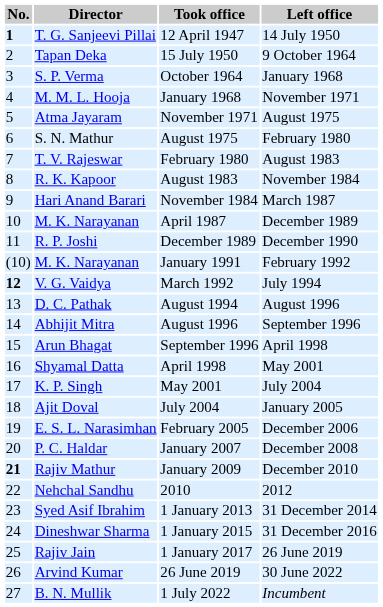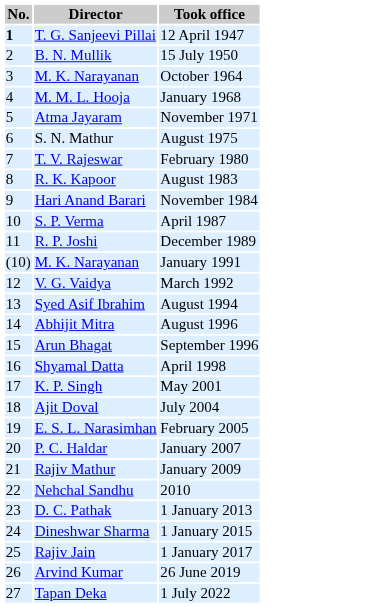- column: (319, 14)
(71, 55) Tapan Deka -> (73, 55) B. N. Mullik
(69, 76) S. P. Verma -> (87, 76) M. K. Narayanan
(87, 221) M. K. Narayanan -> (69, 221) S. P. Verma
(13, 283) bold -> (13, 283) normal
(73, 303) D. C. Pathak -> (90, 303) Syed Asif Ibrahim
(13, 469) bold -> (13, 469) normal
(90, 510) Syed Asif Ibrahim -> (73, 510) D. C. Pathak
(73, 593) B. N. Mullik -> (71, 593) Tapan Deka
